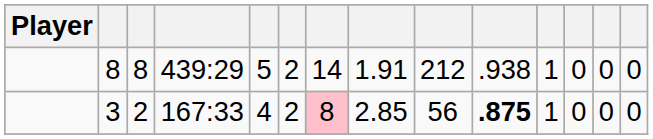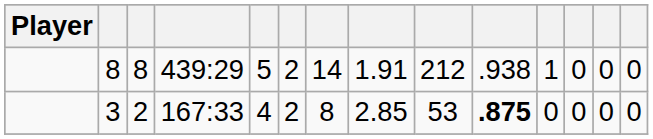(327, 112) pink background -> (327, 112) no background
(443, 112) 56 -> (443, 112) 53
(551, 112) 1 -> (551, 112) 0
